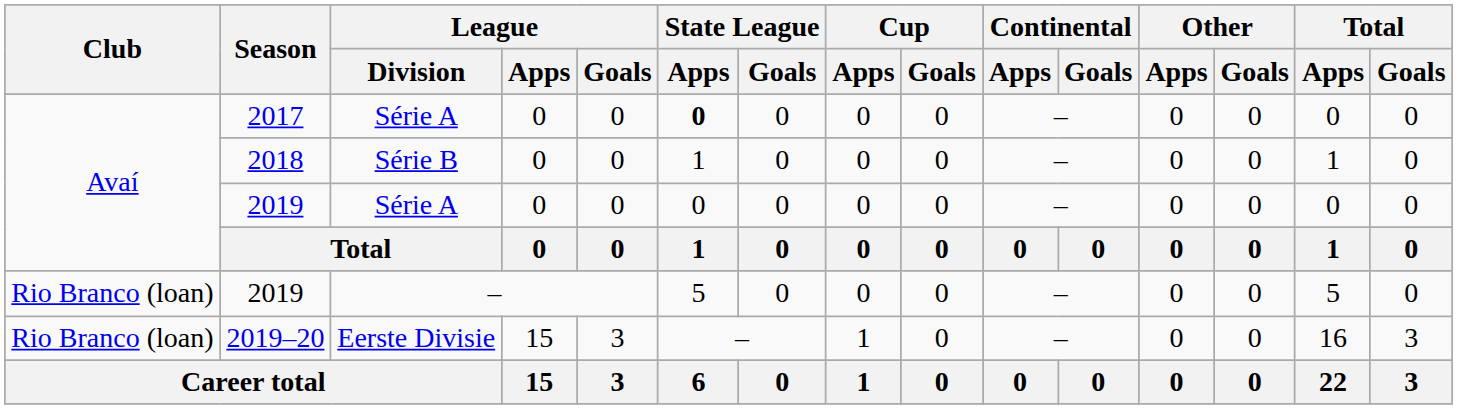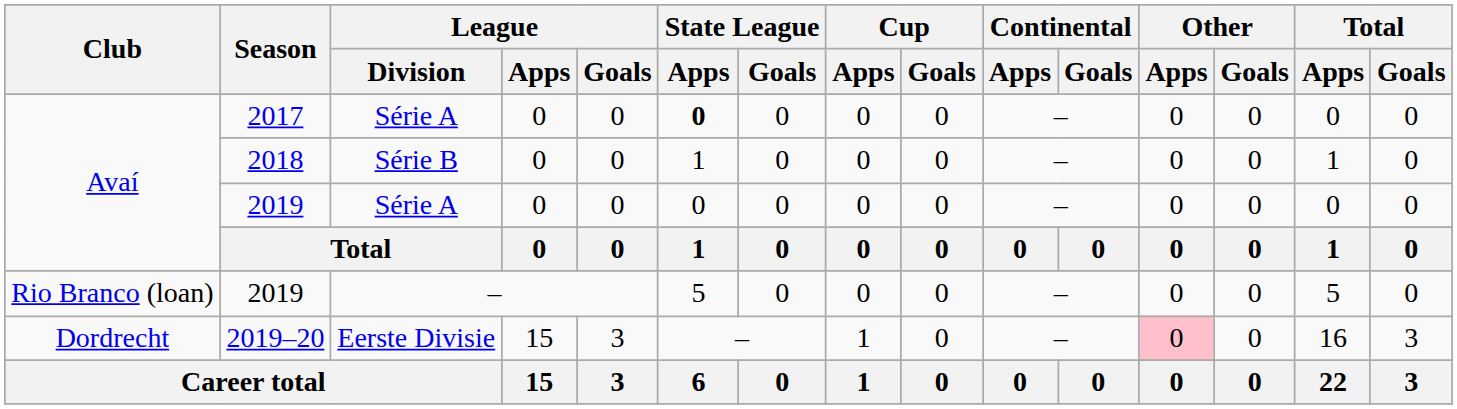(112, 337) Rio Branco (loan) -> (112, 337) Dordrecht
(1176, 337) no background -> (1176, 337) pink background
